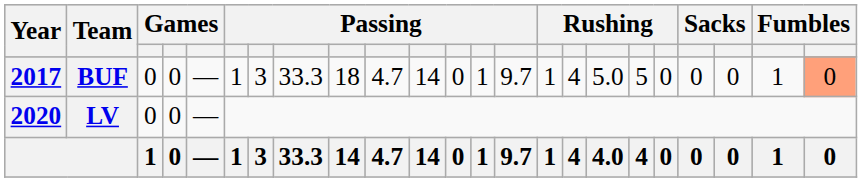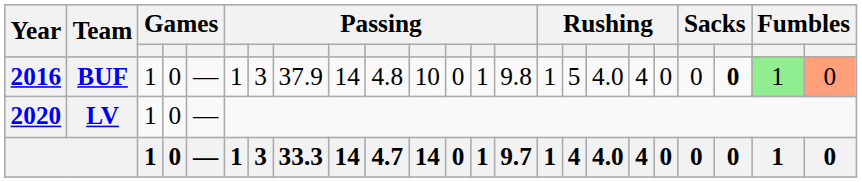(36, 76) 2017 -> (36, 76) 2016
(150, 76) 0 -> (150, 76) 1
(301, 76) 33.3 -> (301, 76) 37.9
(347, 76) 18 -> (347, 76) 14
(387, 76) 4.7 -> (387, 76) 4.8
(427, 76) 14 -> (427, 76) 10
(516, 76) 9.7 -> (516, 76) 9.8
(574, 76) 4 -> (574, 76) 5
(608, 76) 5.0 -> (608, 76) 4.0
(642, 76) 5 -> (642, 76) 4
(733, 76) normal -> (733, 76) bold
(778, 76) no background -> (778, 76) lightgreen background
(150, 116) 0 -> (150, 116) 1
